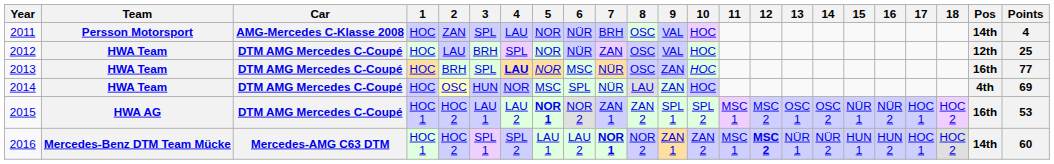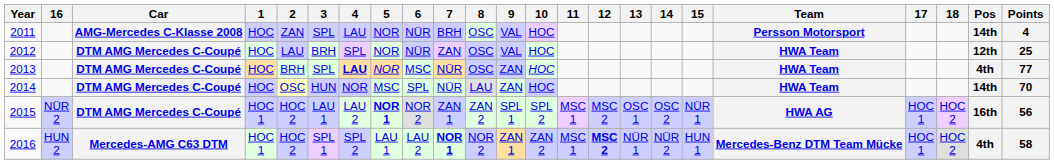columns swapped: (137, 13) <-> (890, 13)
(985, 69) 16th -> (985, 69) 4th
(985, 87) 4th -> (985, 87) 14th
(1026, 87) 69 -> (1026, 87) 70
(1026, 112) 53 -> (1026, 112) 56
(985, 143) 14th -> (985, 143) 4th
(1026, 143) 60 -> (1026, 143) 58
